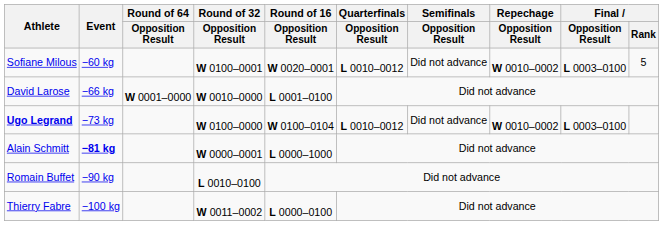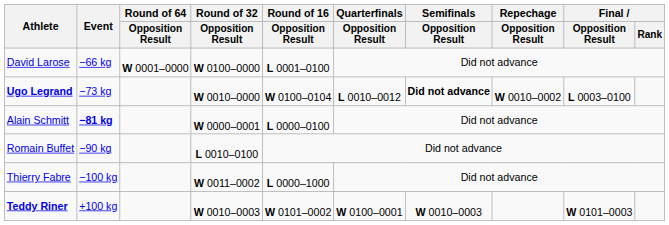- row: (42, 63)
(229, 98) W 0010–0000 -> (227, 69) W 0100–0000
(229, 126) W 0100–0000 -> (227, 98) W 0010–0000
(449, 120) normal -> (449, 92) bold
(301, 155) L 0000–1000 -> (298, 126) L 0000–0100
(301, 212) L 0000–0100 -> (298, 184) L 0000–1000
+ row: (37, 206)
